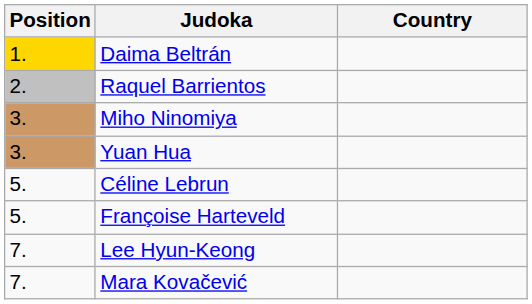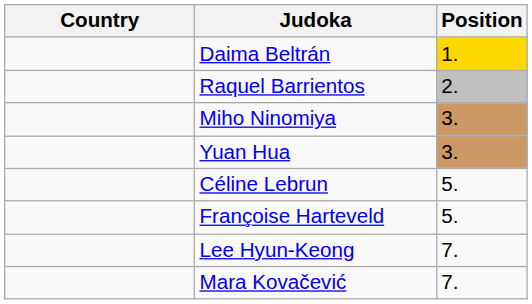columns swapped: (50, 20) <-> (432, 20)
